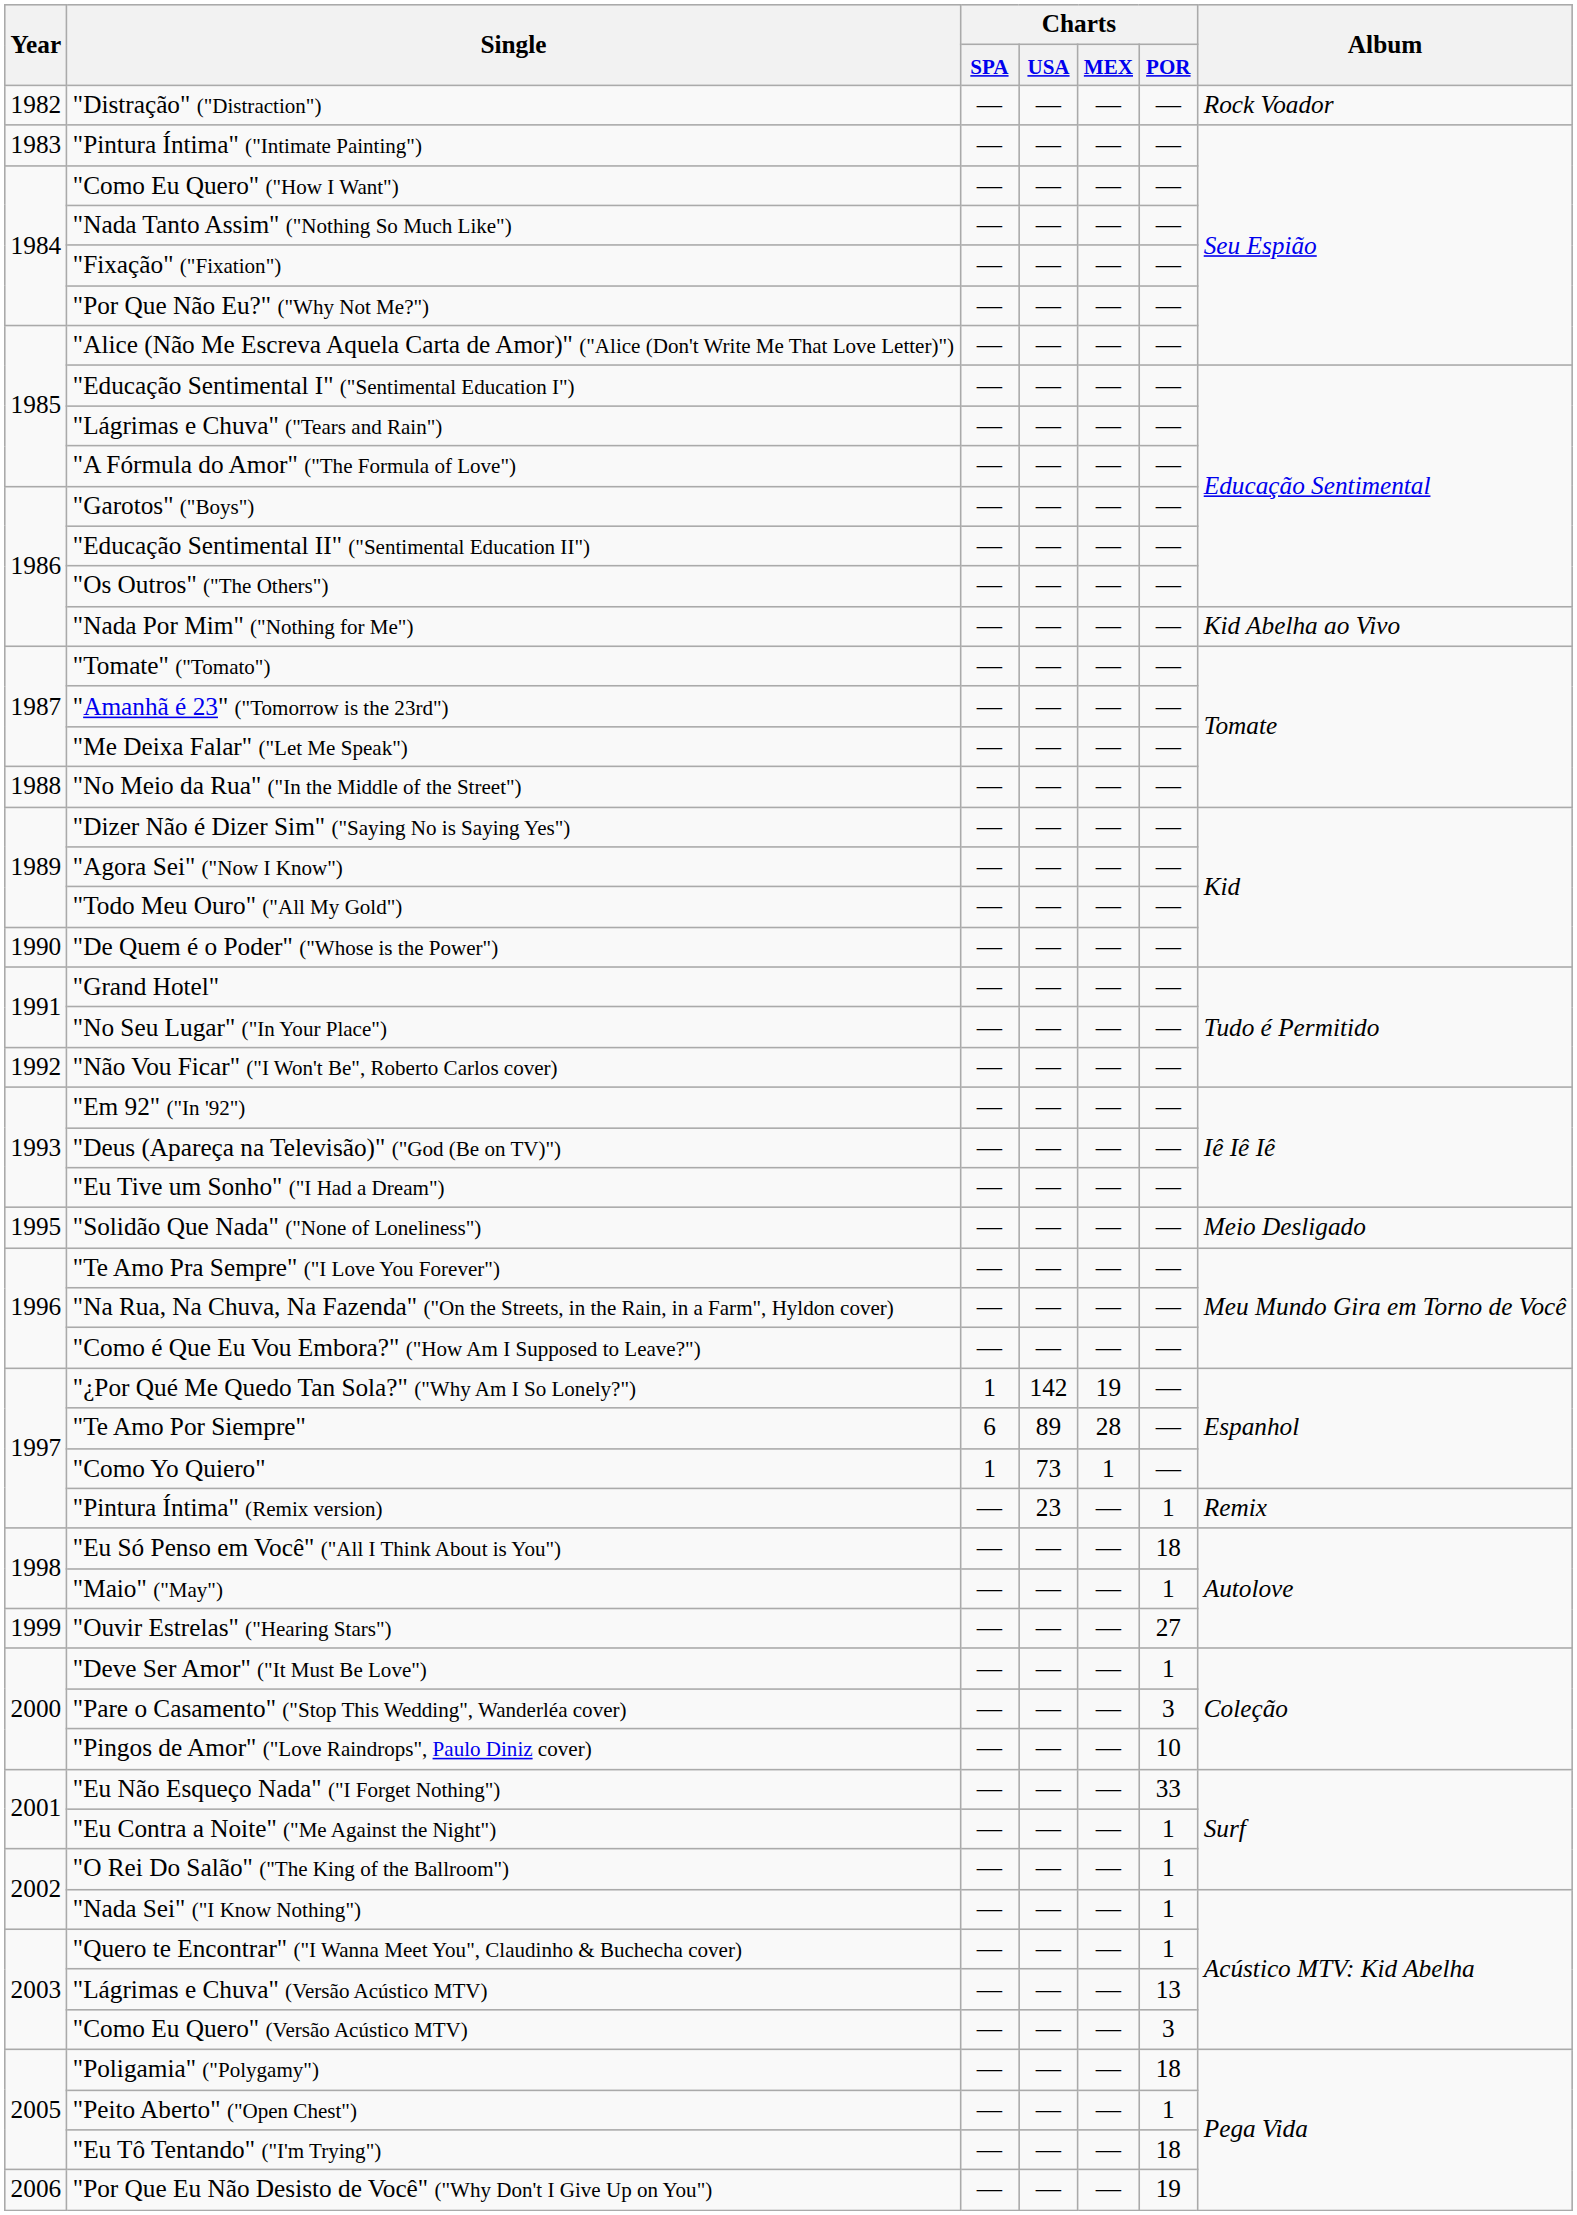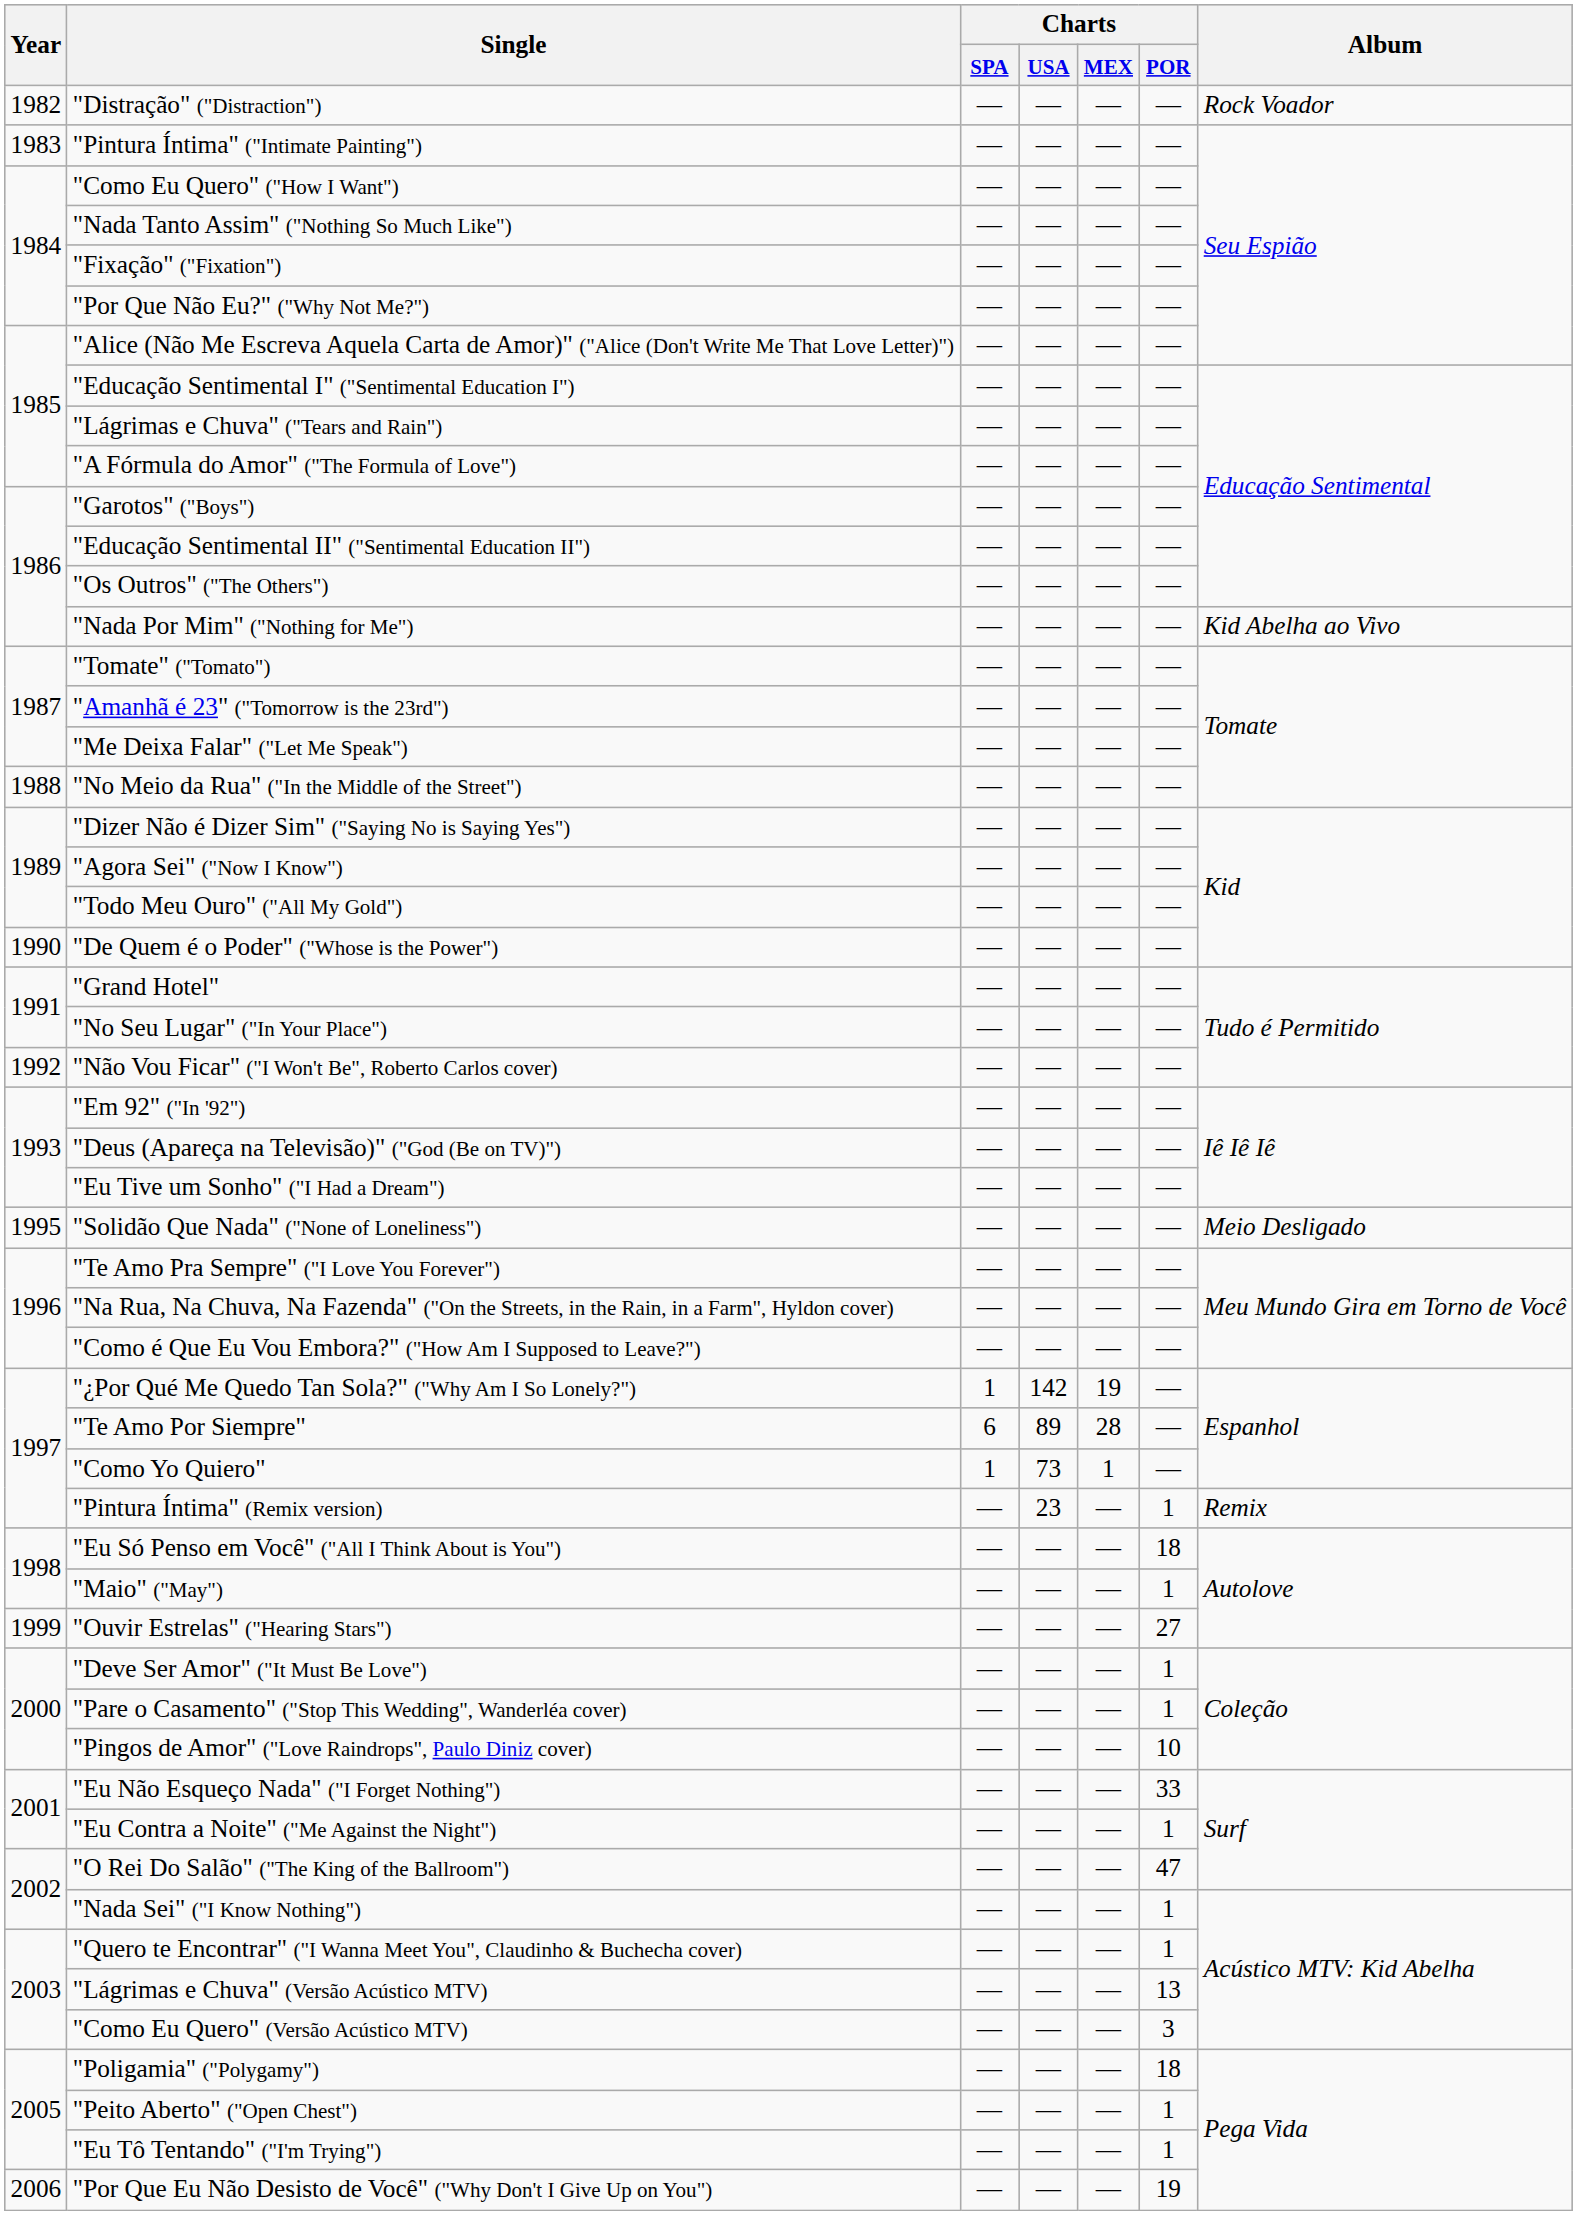(1168, 1708) 3 -> (1168, 1708) 1
(1168, 1868) 1 -> (1168, 1868) 47
(1168, 2149) 18 -> (1168, 2149) 1
